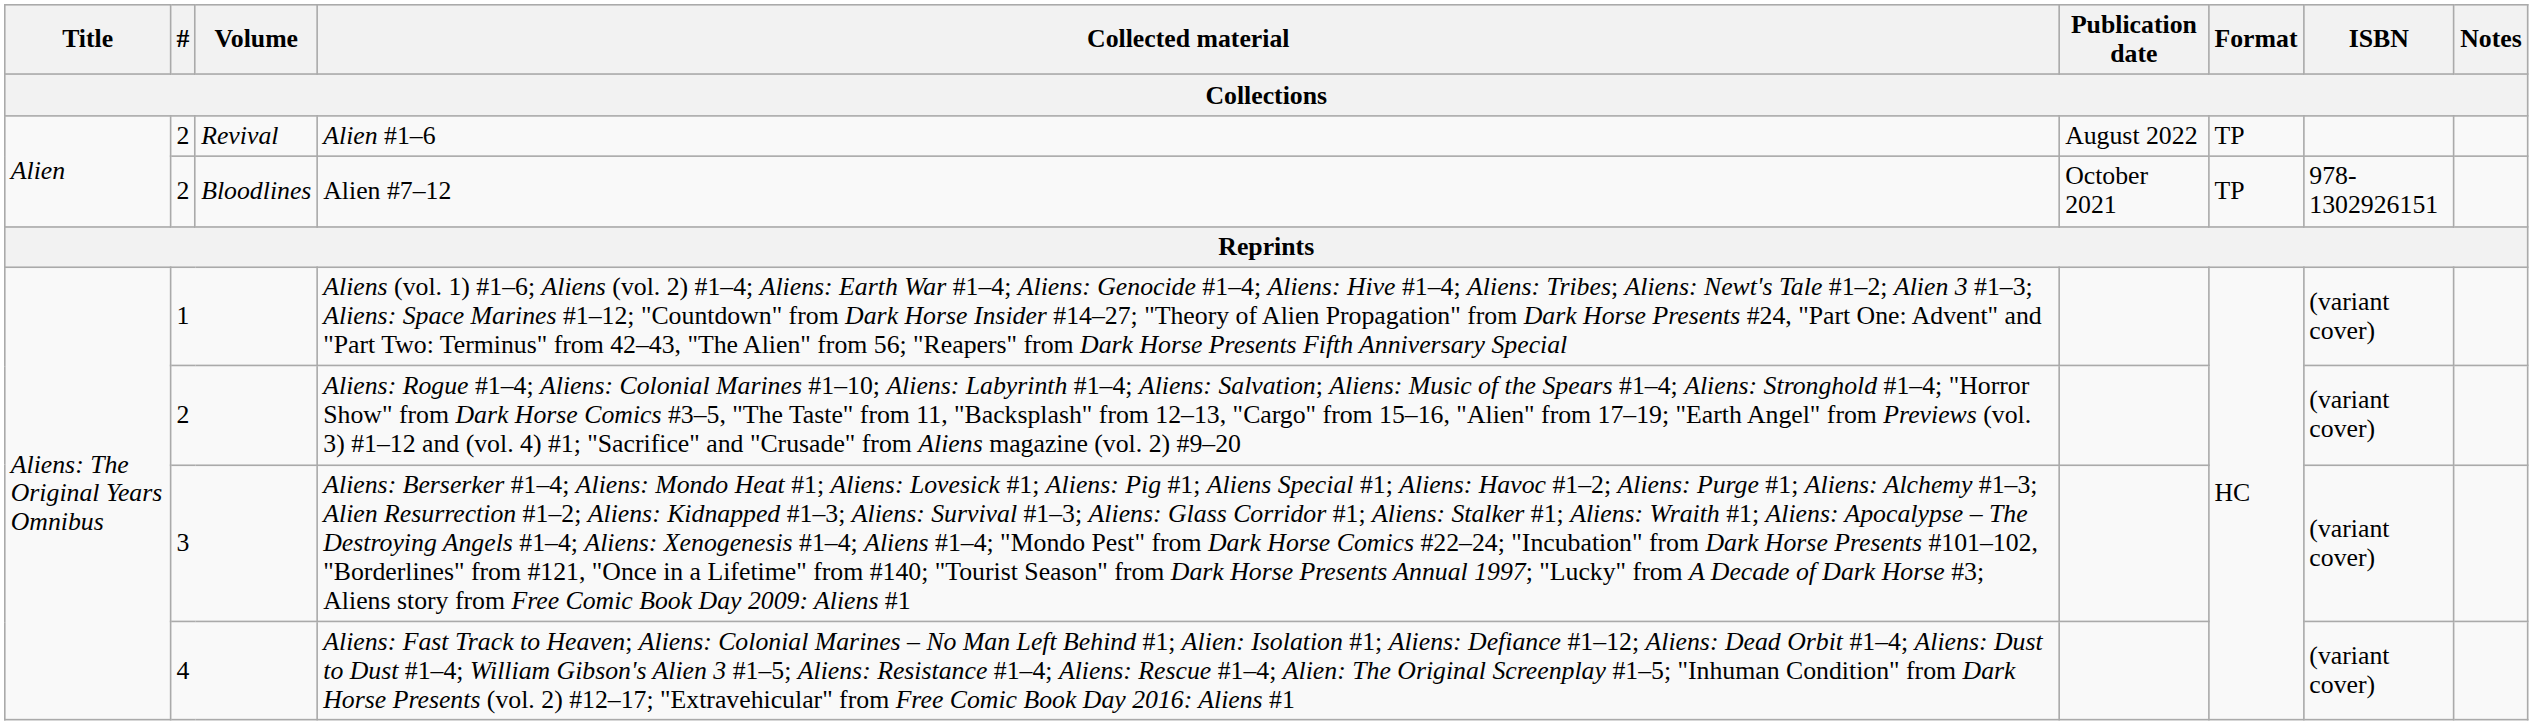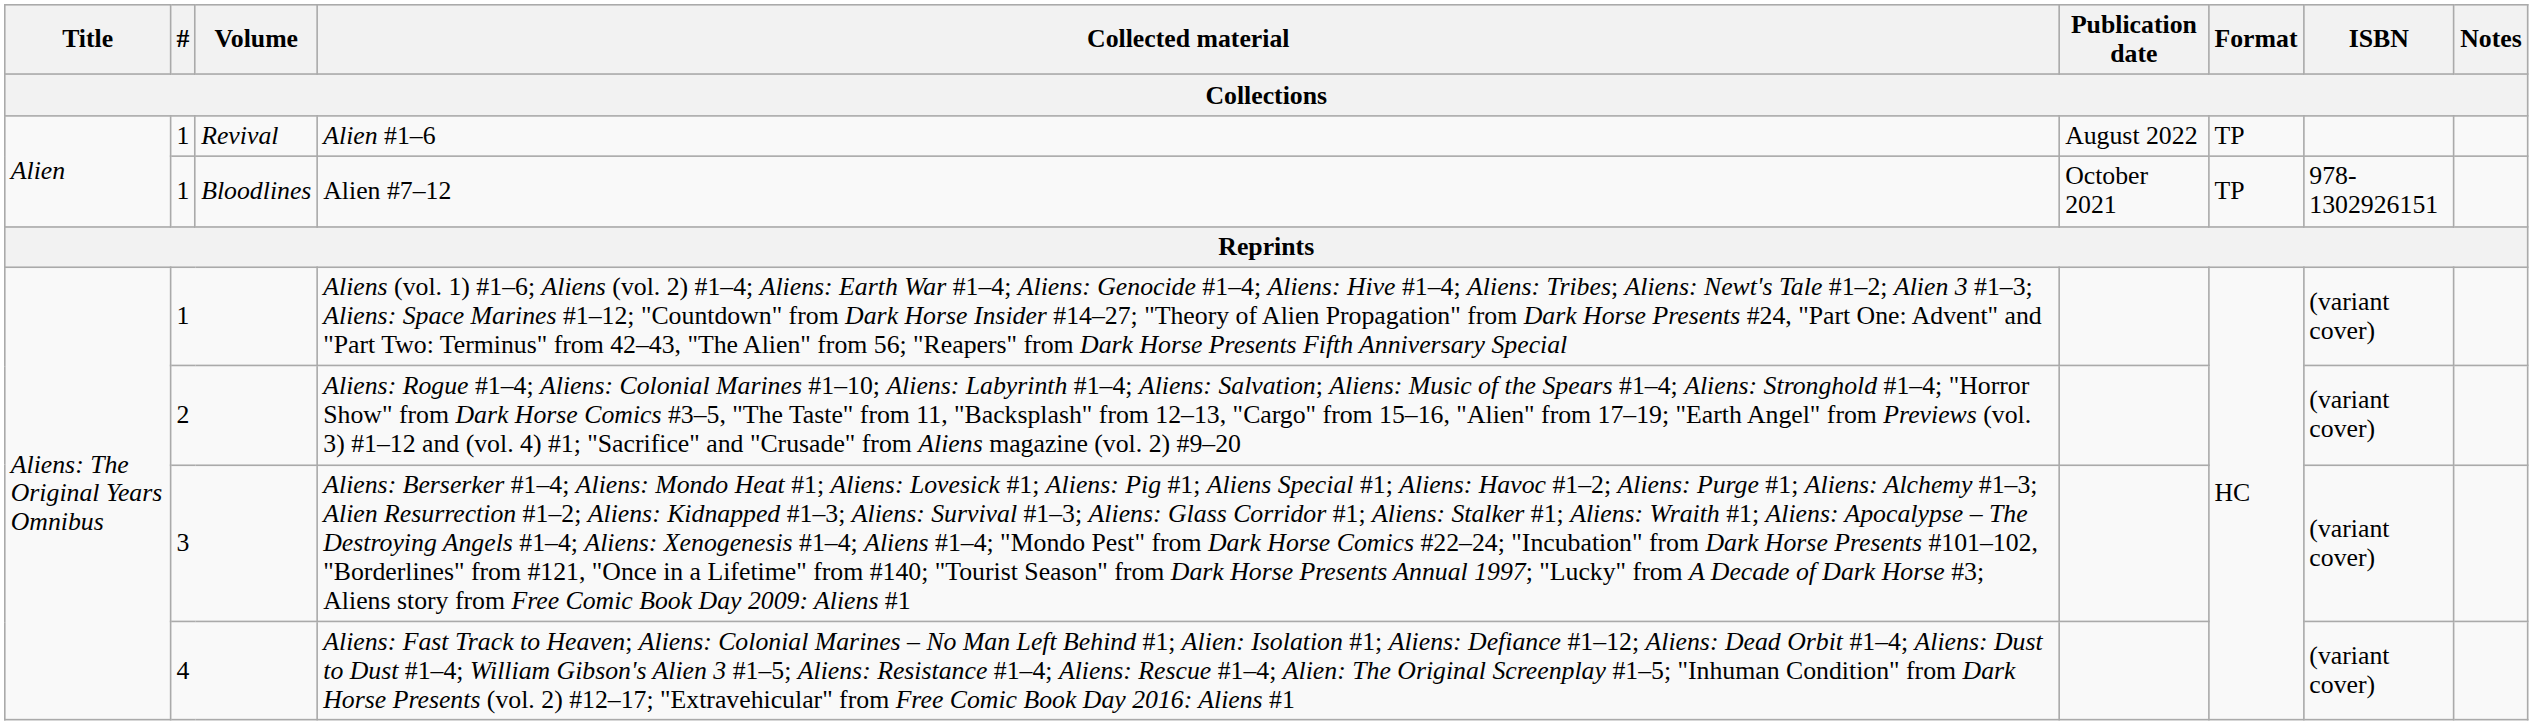(183, 135) 2 -> (183, 135) 1
(183, 190) 2 -> (183, 190) 1
